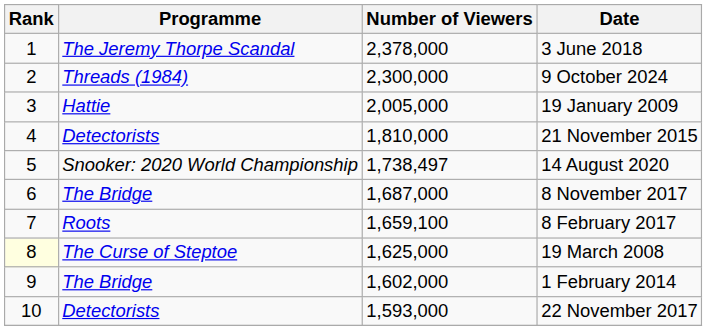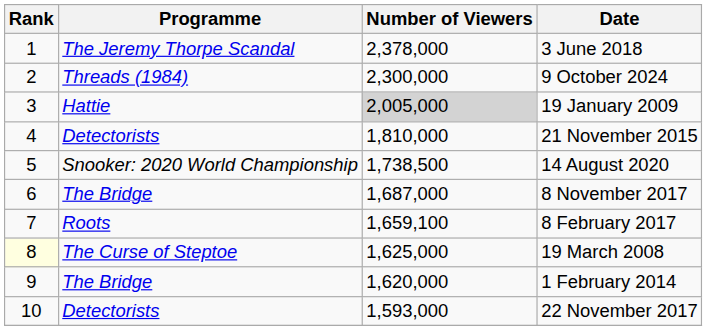(407, 106) no background -> (407, 106) lightgrey background
(407, 164) 1,738,497 -> (407, 164) 1,738,500
(407, 281) 1,602,000 -> (407, 281) 1,620,000
